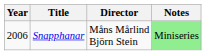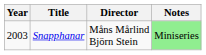(17, 35) 2006 -> (17, 35) 2003
